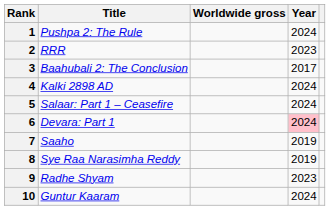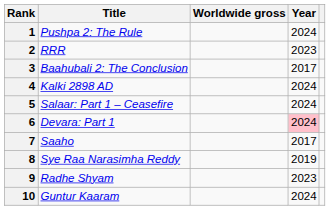(304, 141) 2019 -> (304, 141) 2017
